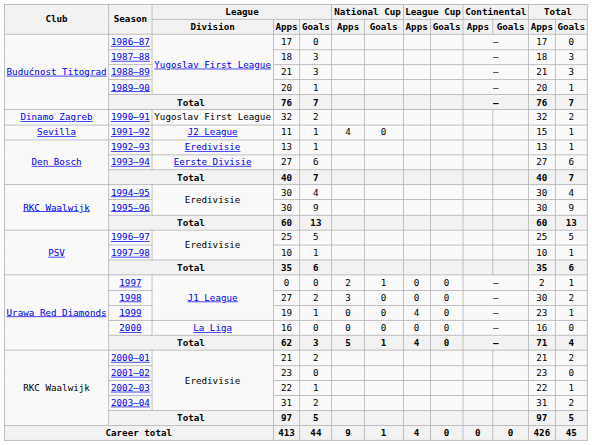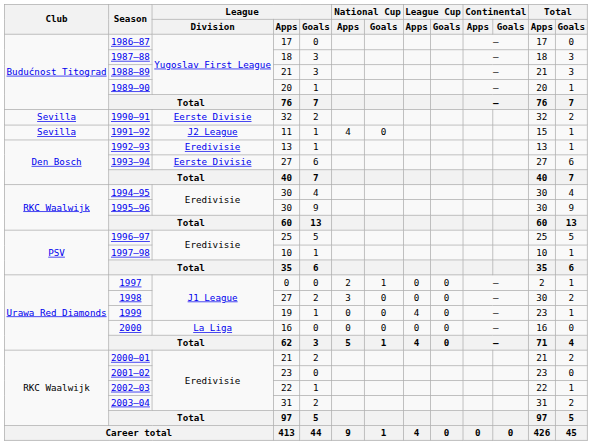(57, 117) Dinamo Zagreb -> (57, 117) Sevilla
(213, 117) Yugoslav First League -> (213, 117) Eerste Divisie
